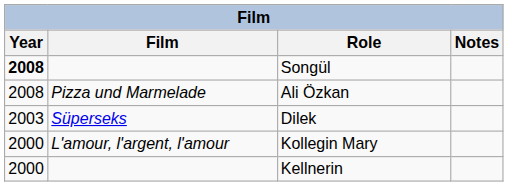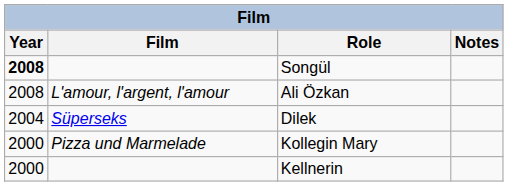(129, 93) Pizza und Marmelade -> (140, 93) L'amour, l'argent, l'amour
(26, 119) 2003 -> (26, 119) 2004
(140, 144) L'amour, l'argent, l'amour -> (129, 144) Pizza und Marmelade
